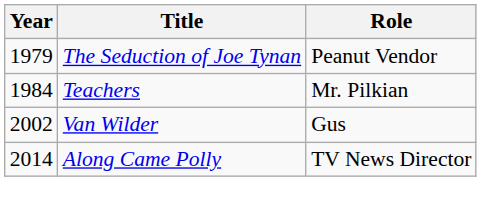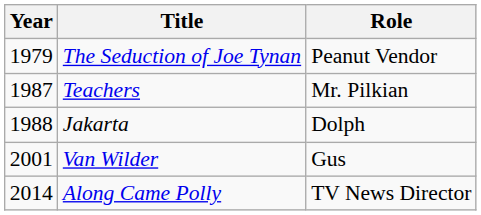(31, 90) 1984 -> (31, 90) 1987
+ row: (96, 124)
(31, 124) 2002 -> (31, 158) 2001
